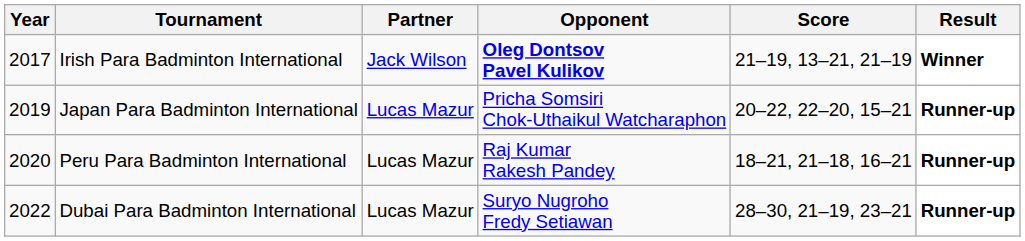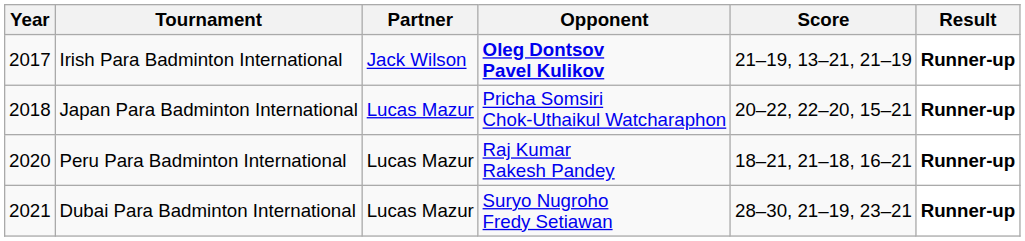(952, 60) Winner -> (968, 60) Runner-up
(30, 110) 2019 -> (30, 110) 2018
(30, 211) 2022 -> (30, 211) 2021
